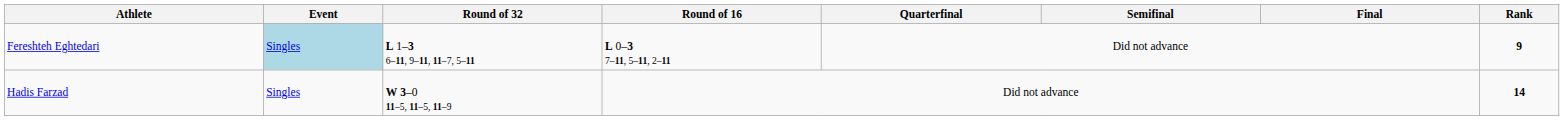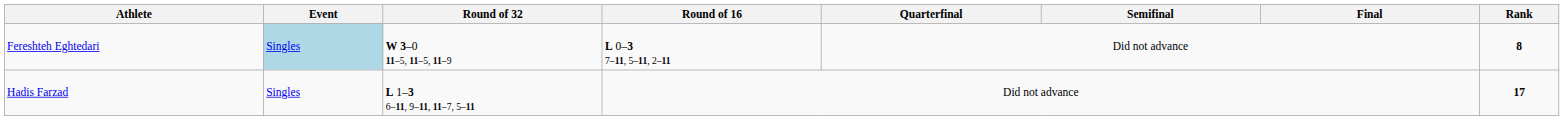(430, 53) L 1–3 6–11, 9–11, 11–7, 5–11 -> (419, 53) W 3–0 11–5, 11–5, 11–9
(1519, 46) 9 -> (1519, 46) 8
(419, 99) W 3–0 11–5, 11–5, 11–9 -> (430, 99) L 1–3 6–11, 9–11, 11–7, 5–11
(1519, 93) 14 -> (1519, 93) 17
